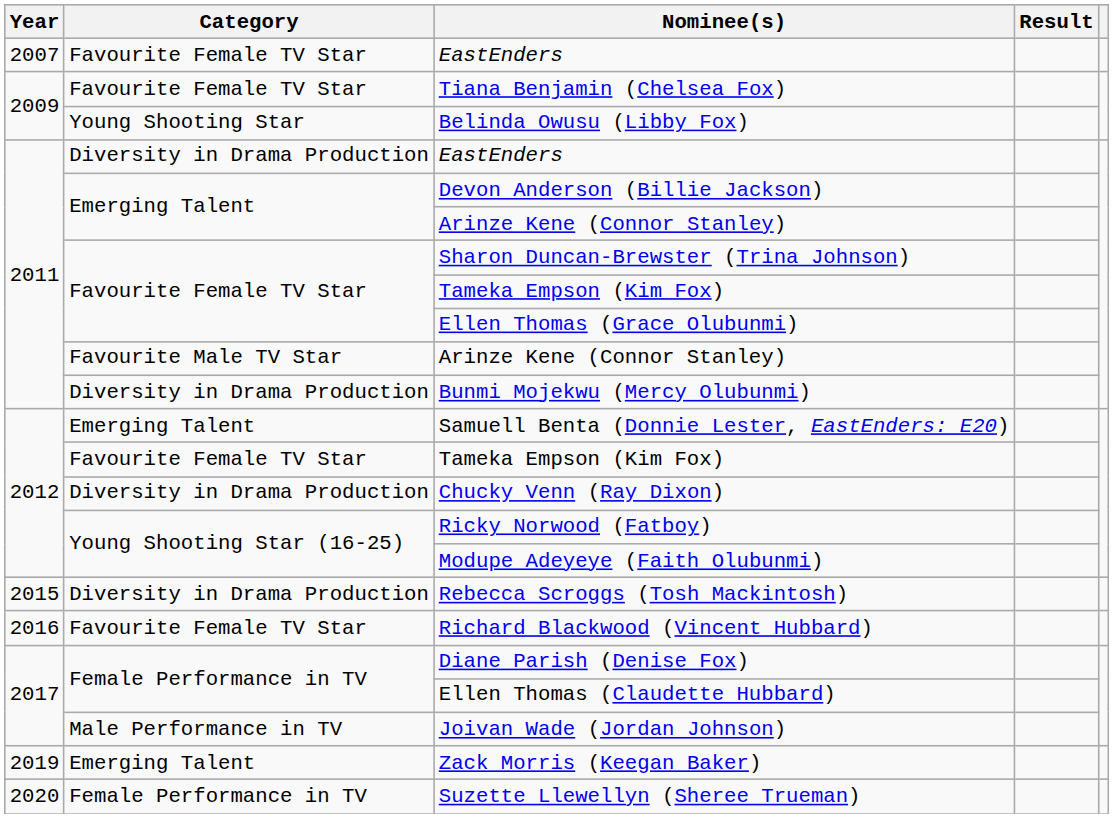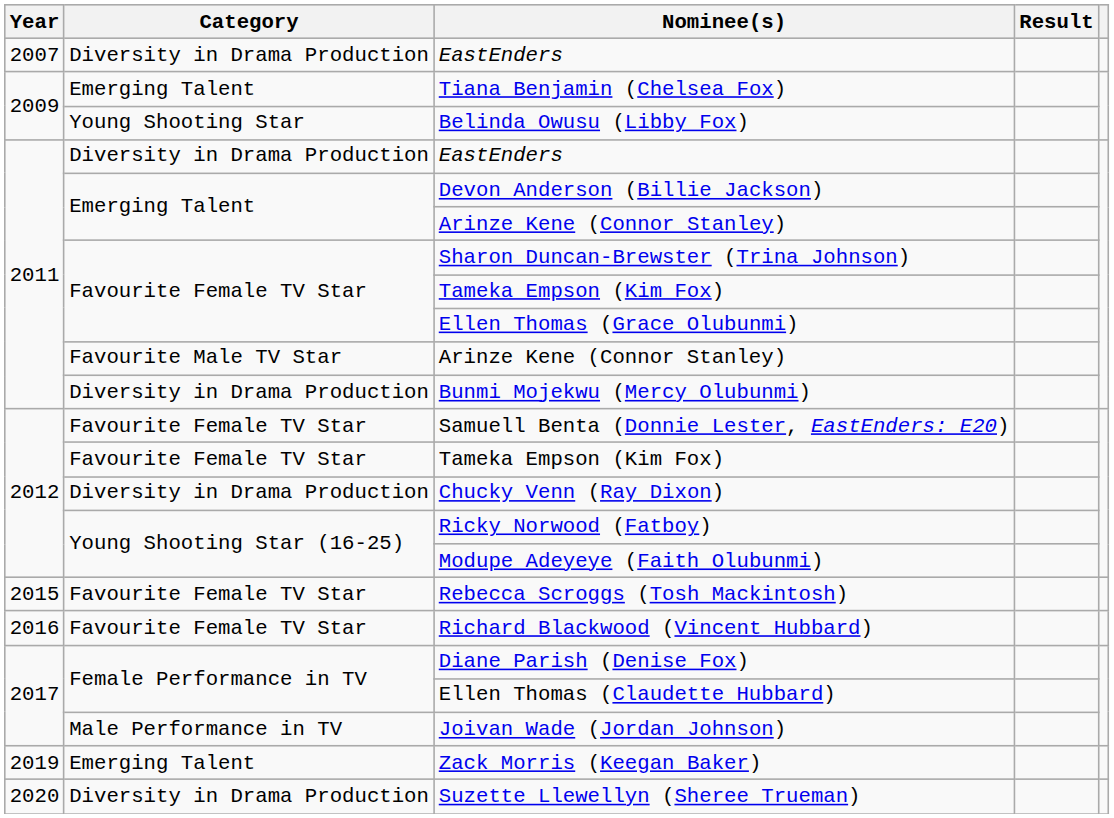(218, 55) Favourite Female TV Star -> (249, 55) Diversity in Drama Production
(218, 89) Favourite Female TV Star -> (162, 89) Emerging Talent
(162, 426) Emerging Talent -> (218, 426) Favourite Female TV Star
(249, 594) Diversity in Drama Production -> (218, 594) Favourite Female TV Star
(218, 796) Female Performance in TV -> (249, 796) Diversity in Drama Production
